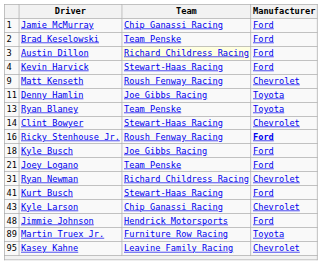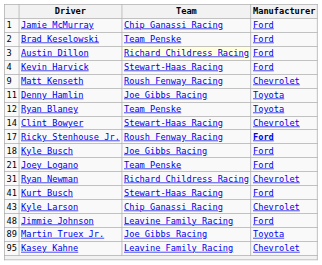(12, 109) 13 -> (12, 109) 12
(12, 137) 16 -> (12, 137) 17
(176, 221) Hendrick Motorsports -> (179, 221) Leavine Family Racing
(176, 235) Furniture Row Racing -> (166, 235) Joe Gibbs Racing
